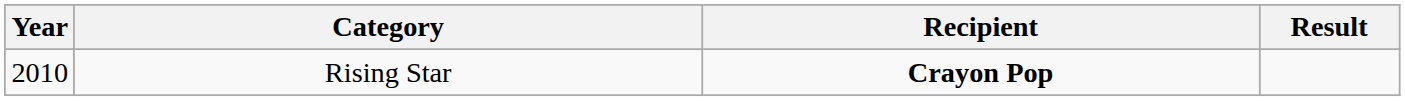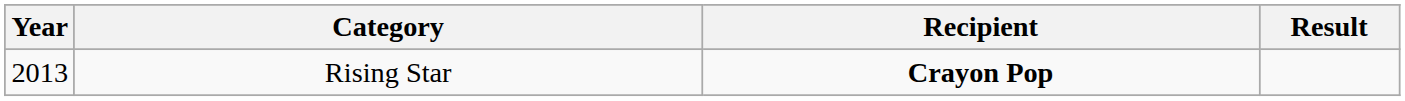(40, 71) 2010 -> (40, 71) 2013
